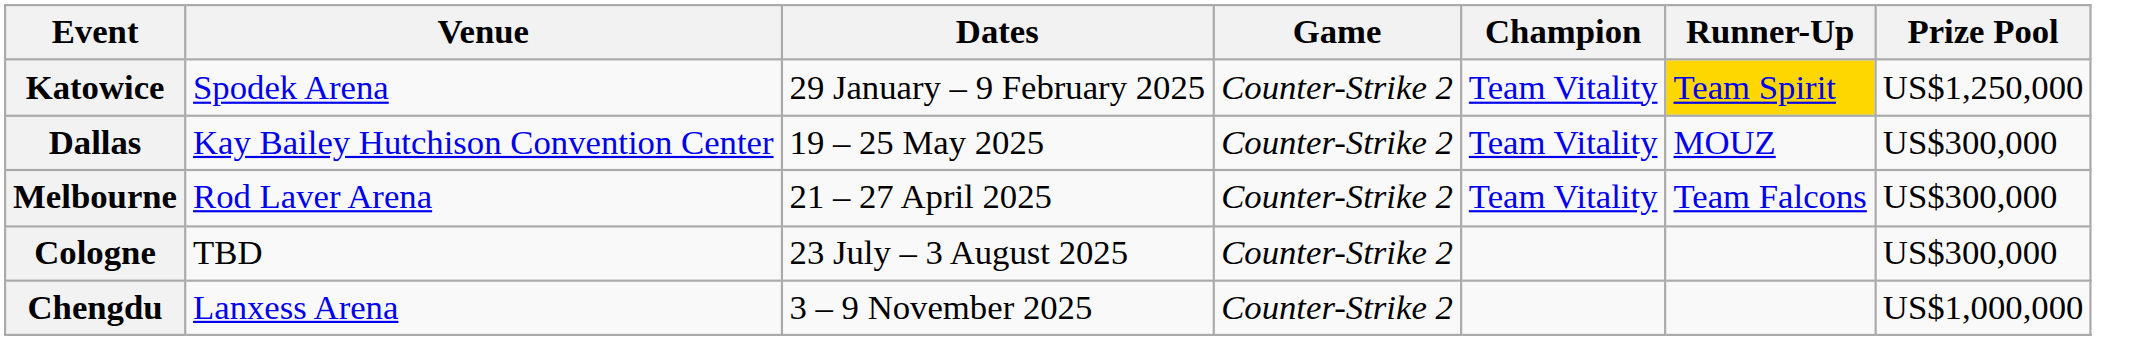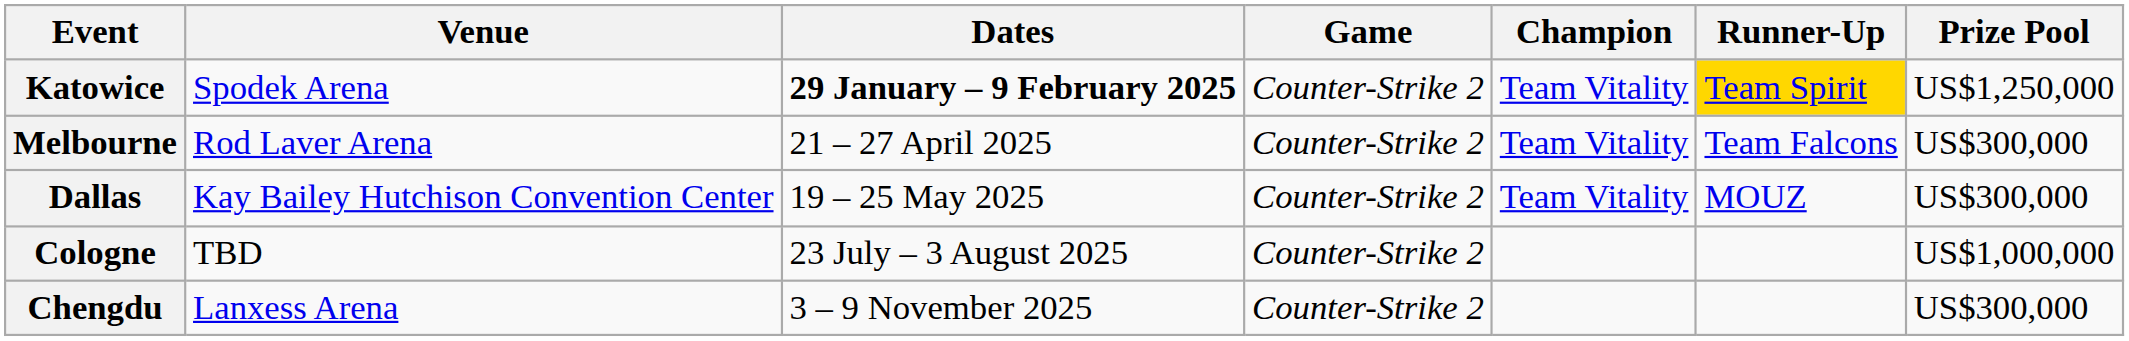(997, 87) normal -> (1013, 87) bold
rows swapped: (95, 197) <-> (95, 142)
(1970, 252) US$300,000 -> (2014, 252) US$1,000,000
(1983, 307) US$1,000,000 -> (2001, 307) US$300,000
